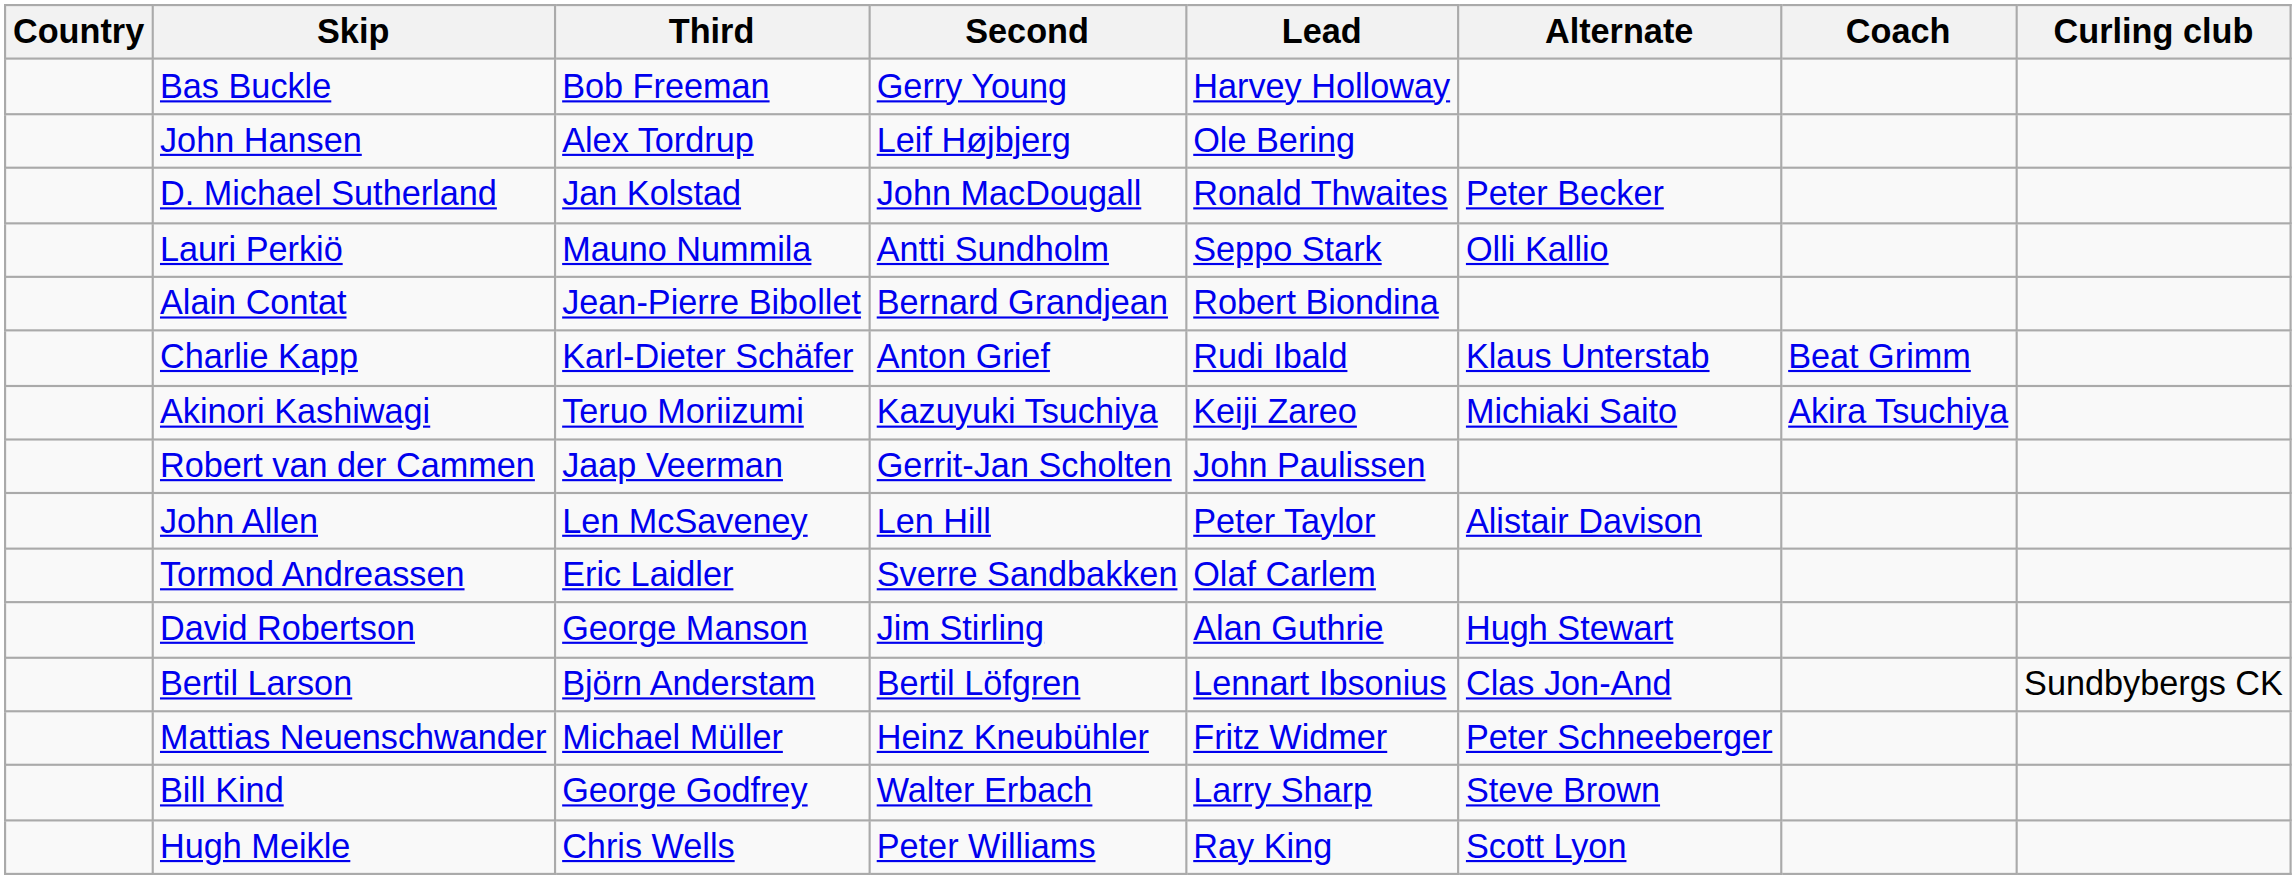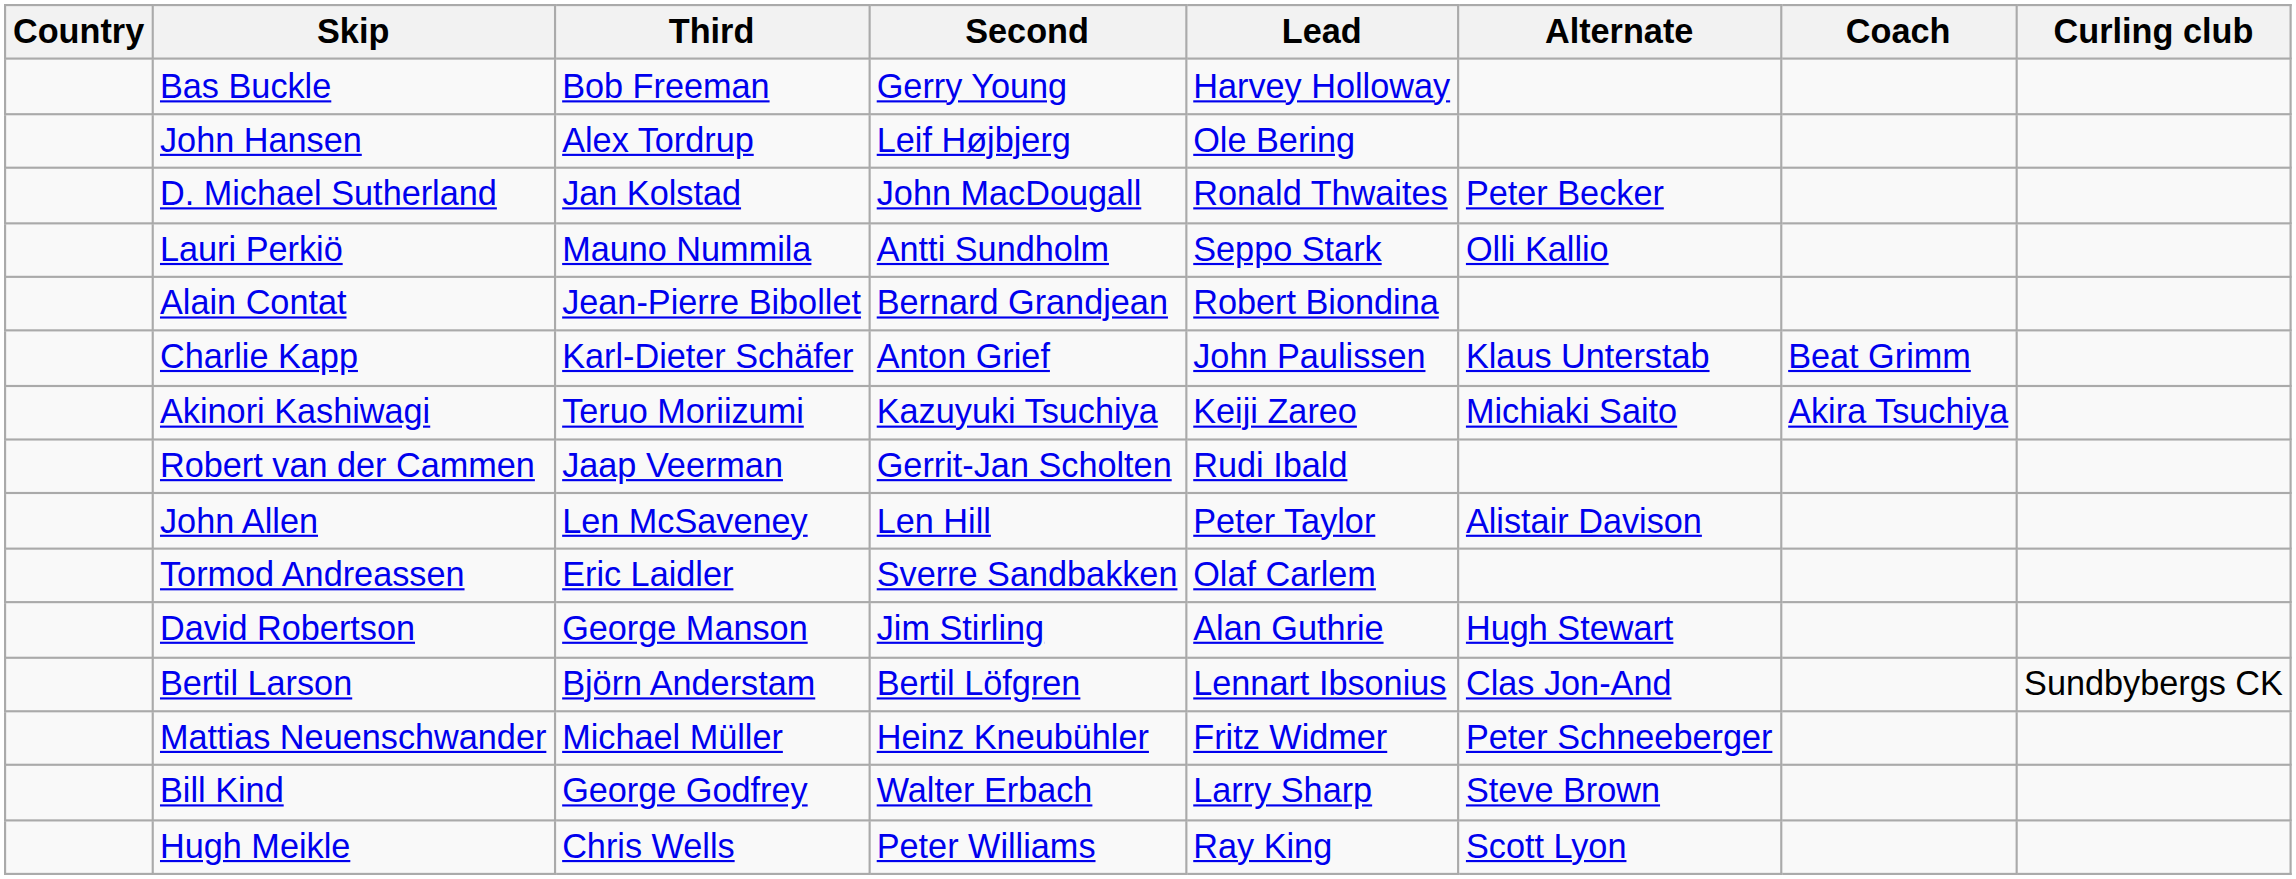(1270, 357) Rudi Ibald -> (1309, 357) John Paulissen
(1309, 466) John Paulissen -> (1270, 466) Rudi Ibald
